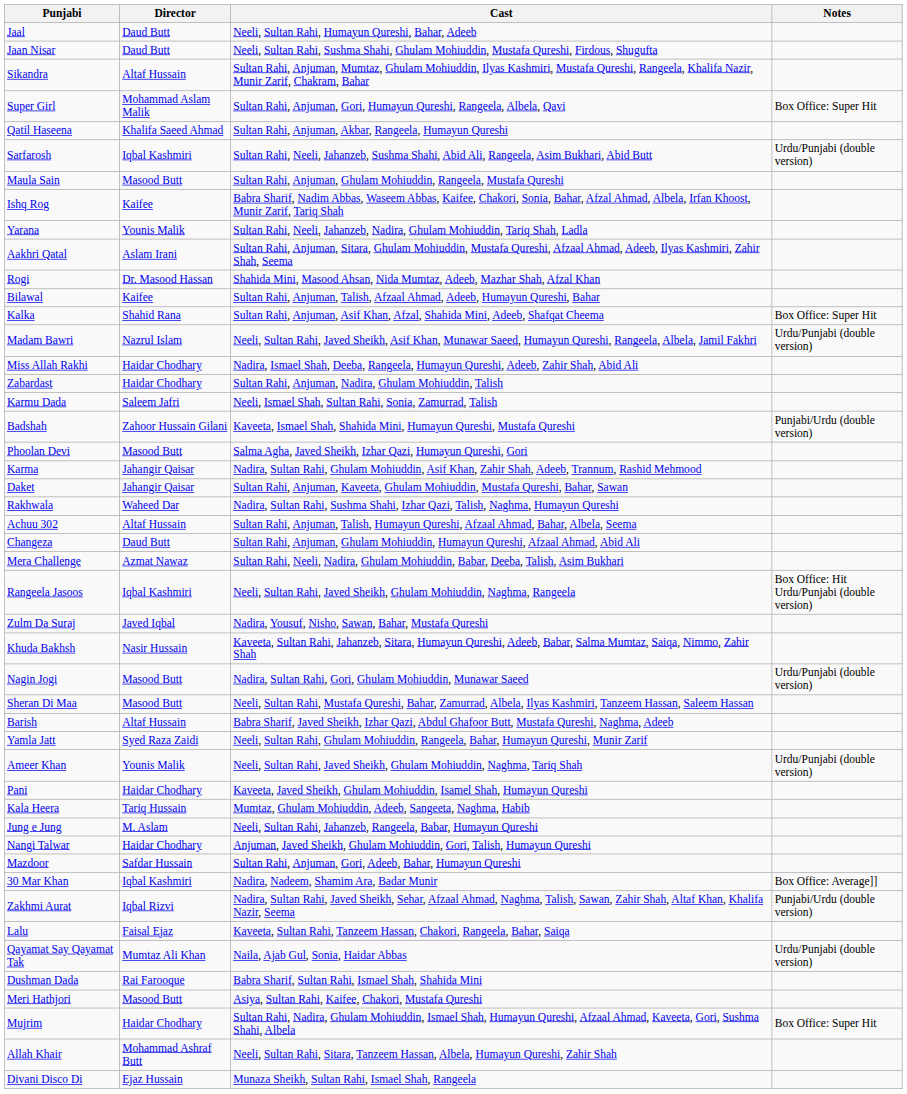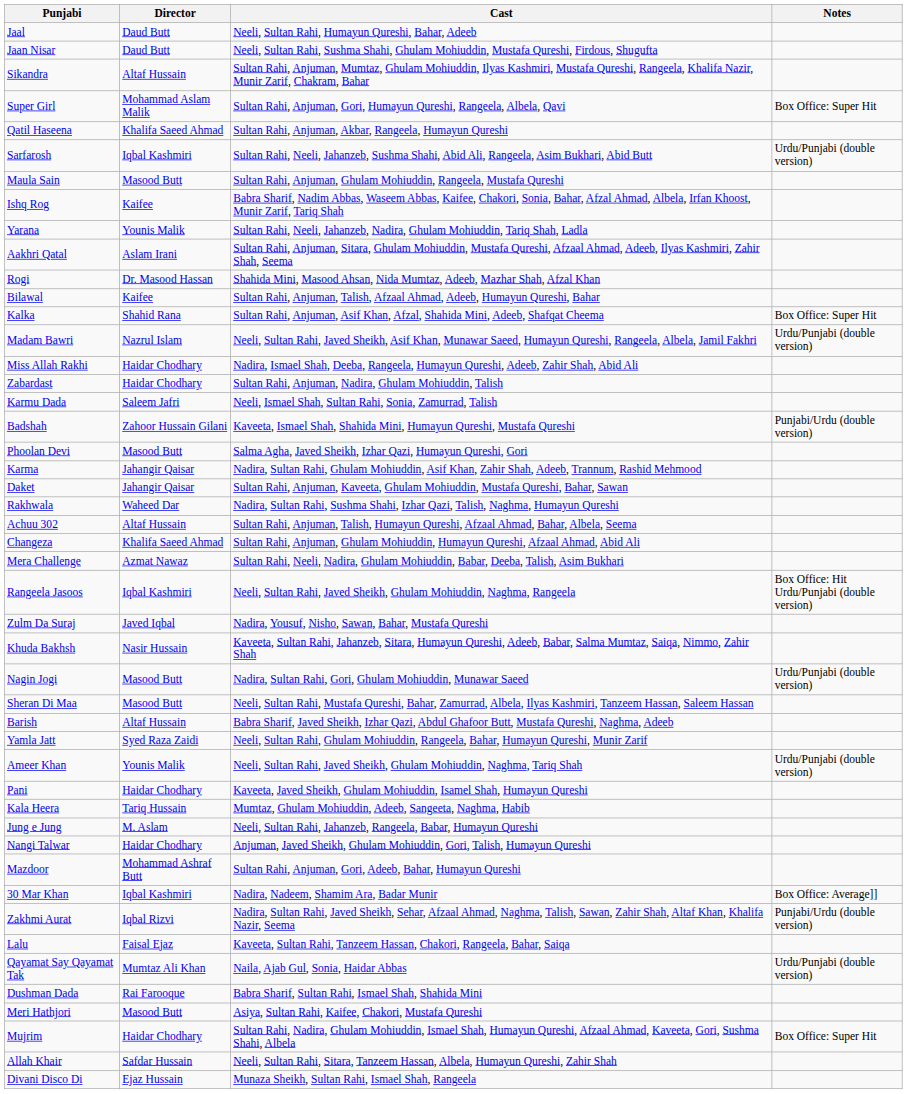(146, 542) Daud Butt -> (173, 542) Khalifa Saeed Ahmad
(157, 863) Safdar Hussain -> (167, 869) Mohammad Ashraf Butt
(167, 1054) Mohammad Ashraf Butt -> (157, 1061) Safdar Hussain
